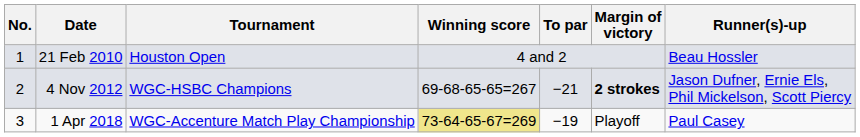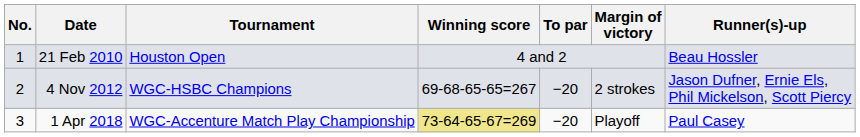(565, 89) −21 -> (565, 89) −20
(627, 89) bold -> (625, 89) normal
(565, 121) −19 -> (565, 121) −20
